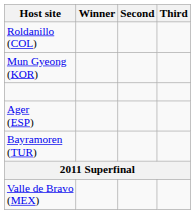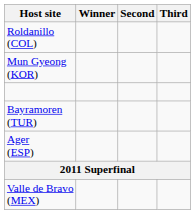rows swapped: (35, 146) <-> (20, 115)
